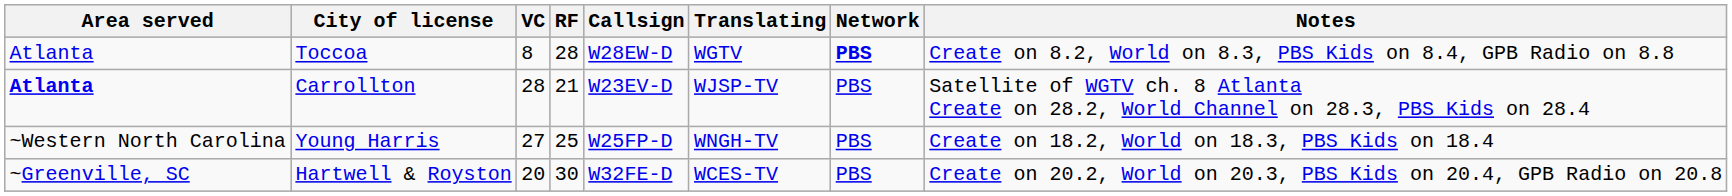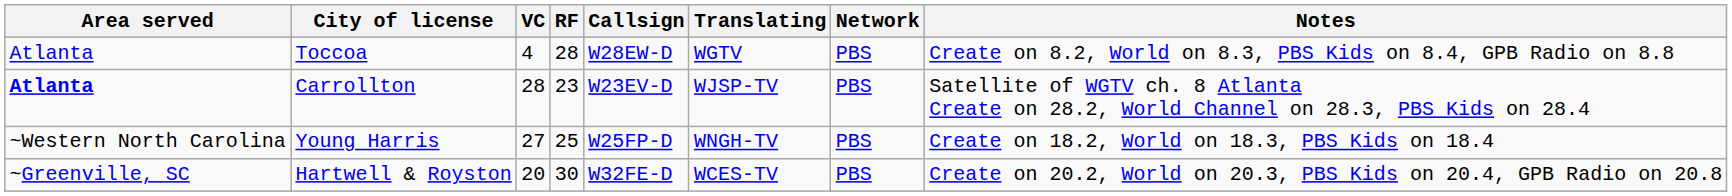(527, 54) 8 -> (527, 54) 4
(854, 54) bold -> (854, 54) normal
(567, 86) 21 -> (567, 86) 23
